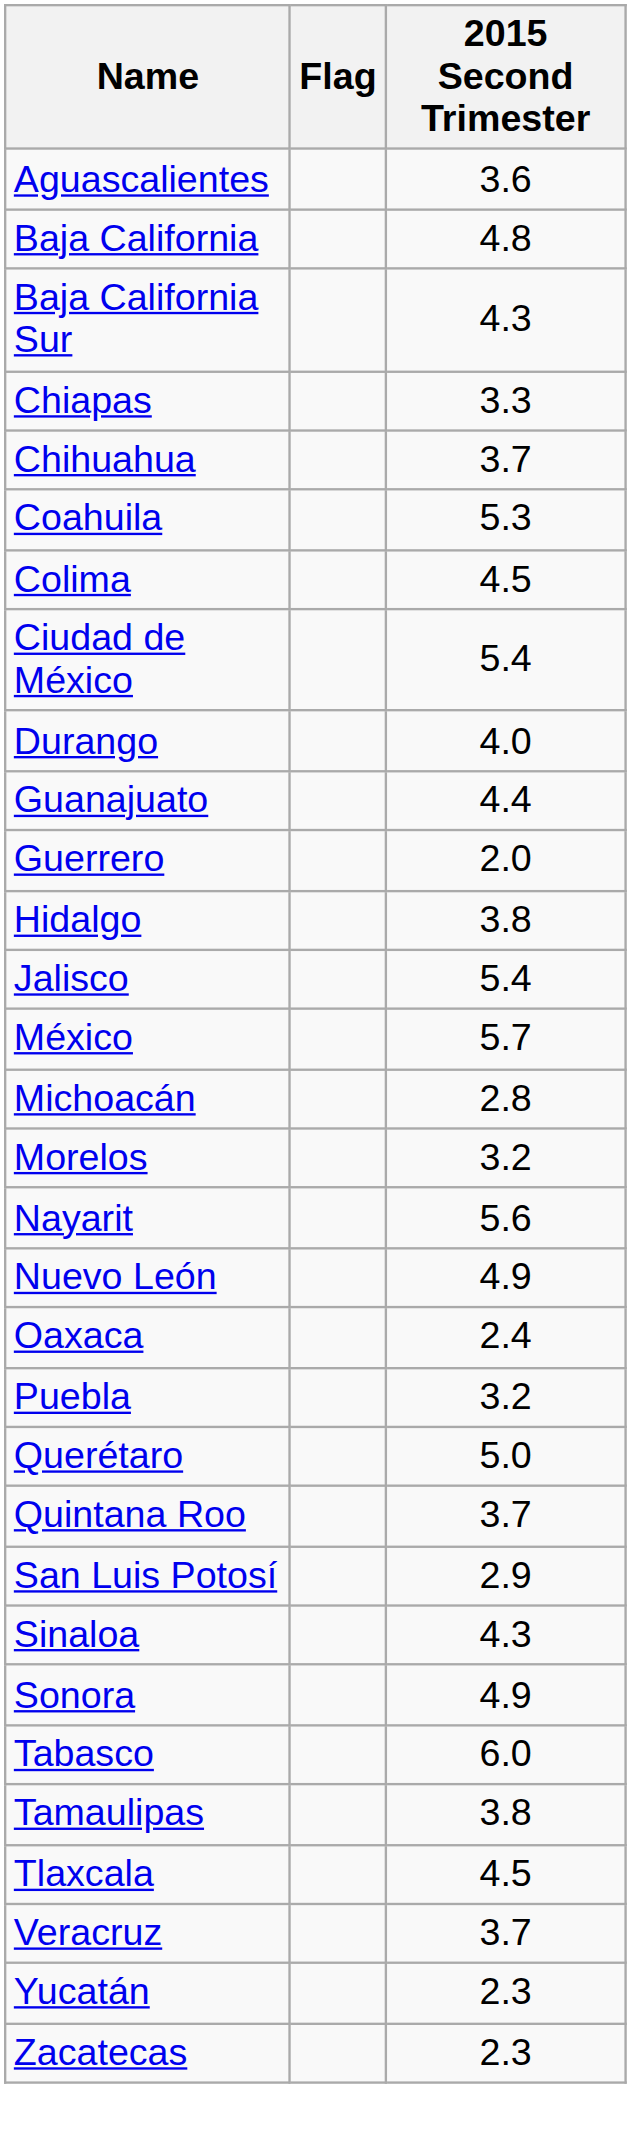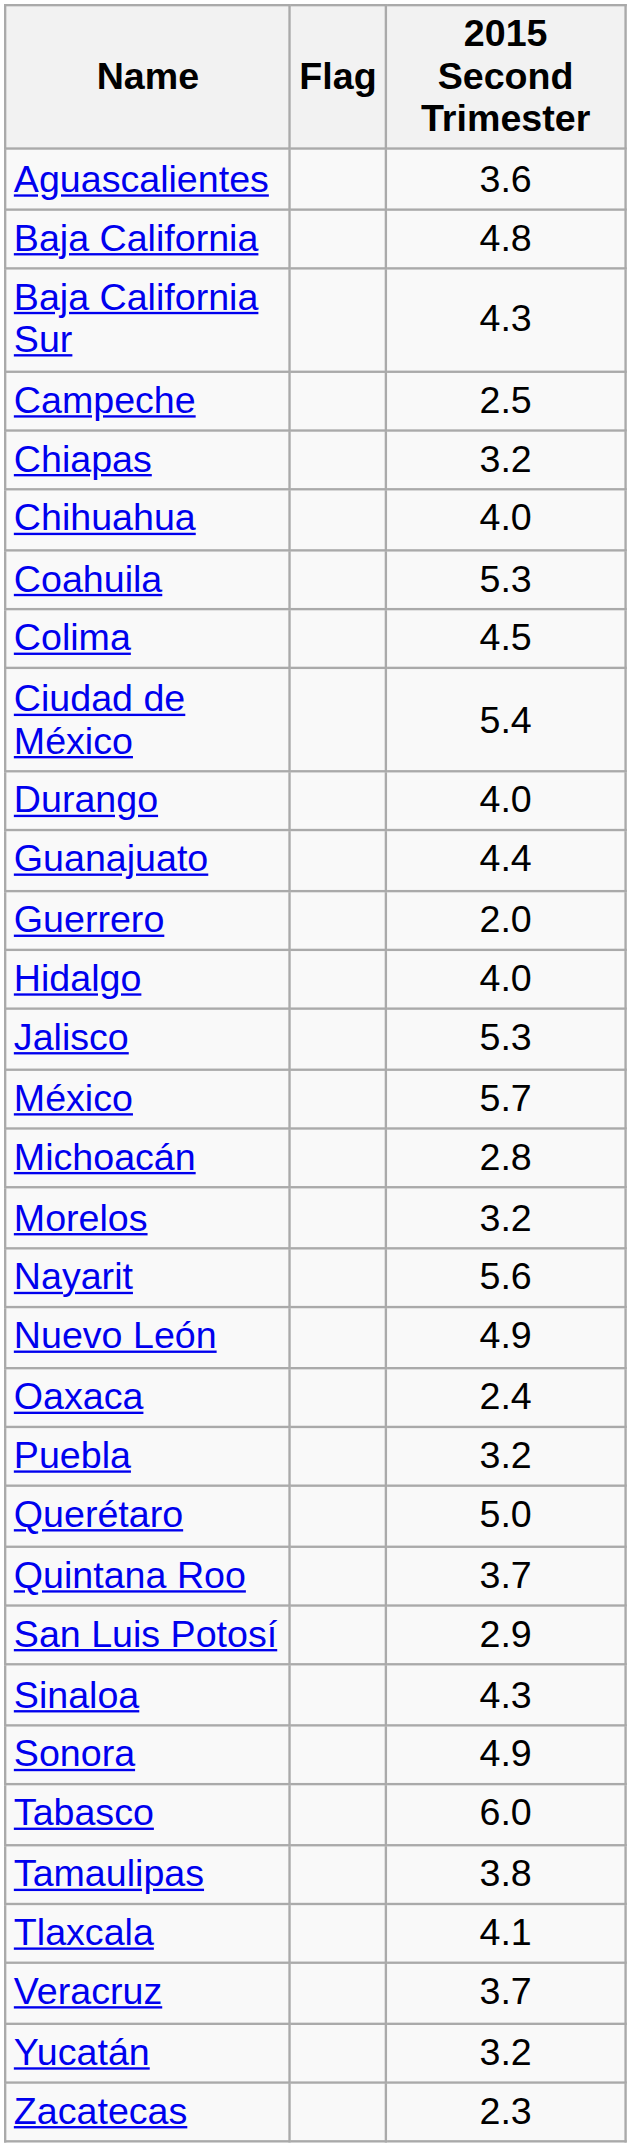+ row: (105, 399)
(506, 399) 3.3 -> (506, 459) 3.2
(506, 459) 3.7 -> (506, 519) 4.0
(506, 919) 3.8 -> (506, 978) 4.0
(506, 978) 5.4 -> (506, 1038) 5.3
(506, 1873) 4.5 -> (506, 1932) 4.1
(506, 1992) 2.3 -> (506, 2052) 3.2
